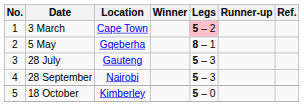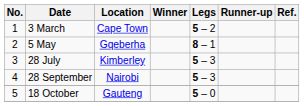(204, 28) pink background -> (204, 28) no background
(122, 61) Gauteng -> (122, 61) Kimberley
(122, 93) Kimberley -> (122, 93) Gauteng
